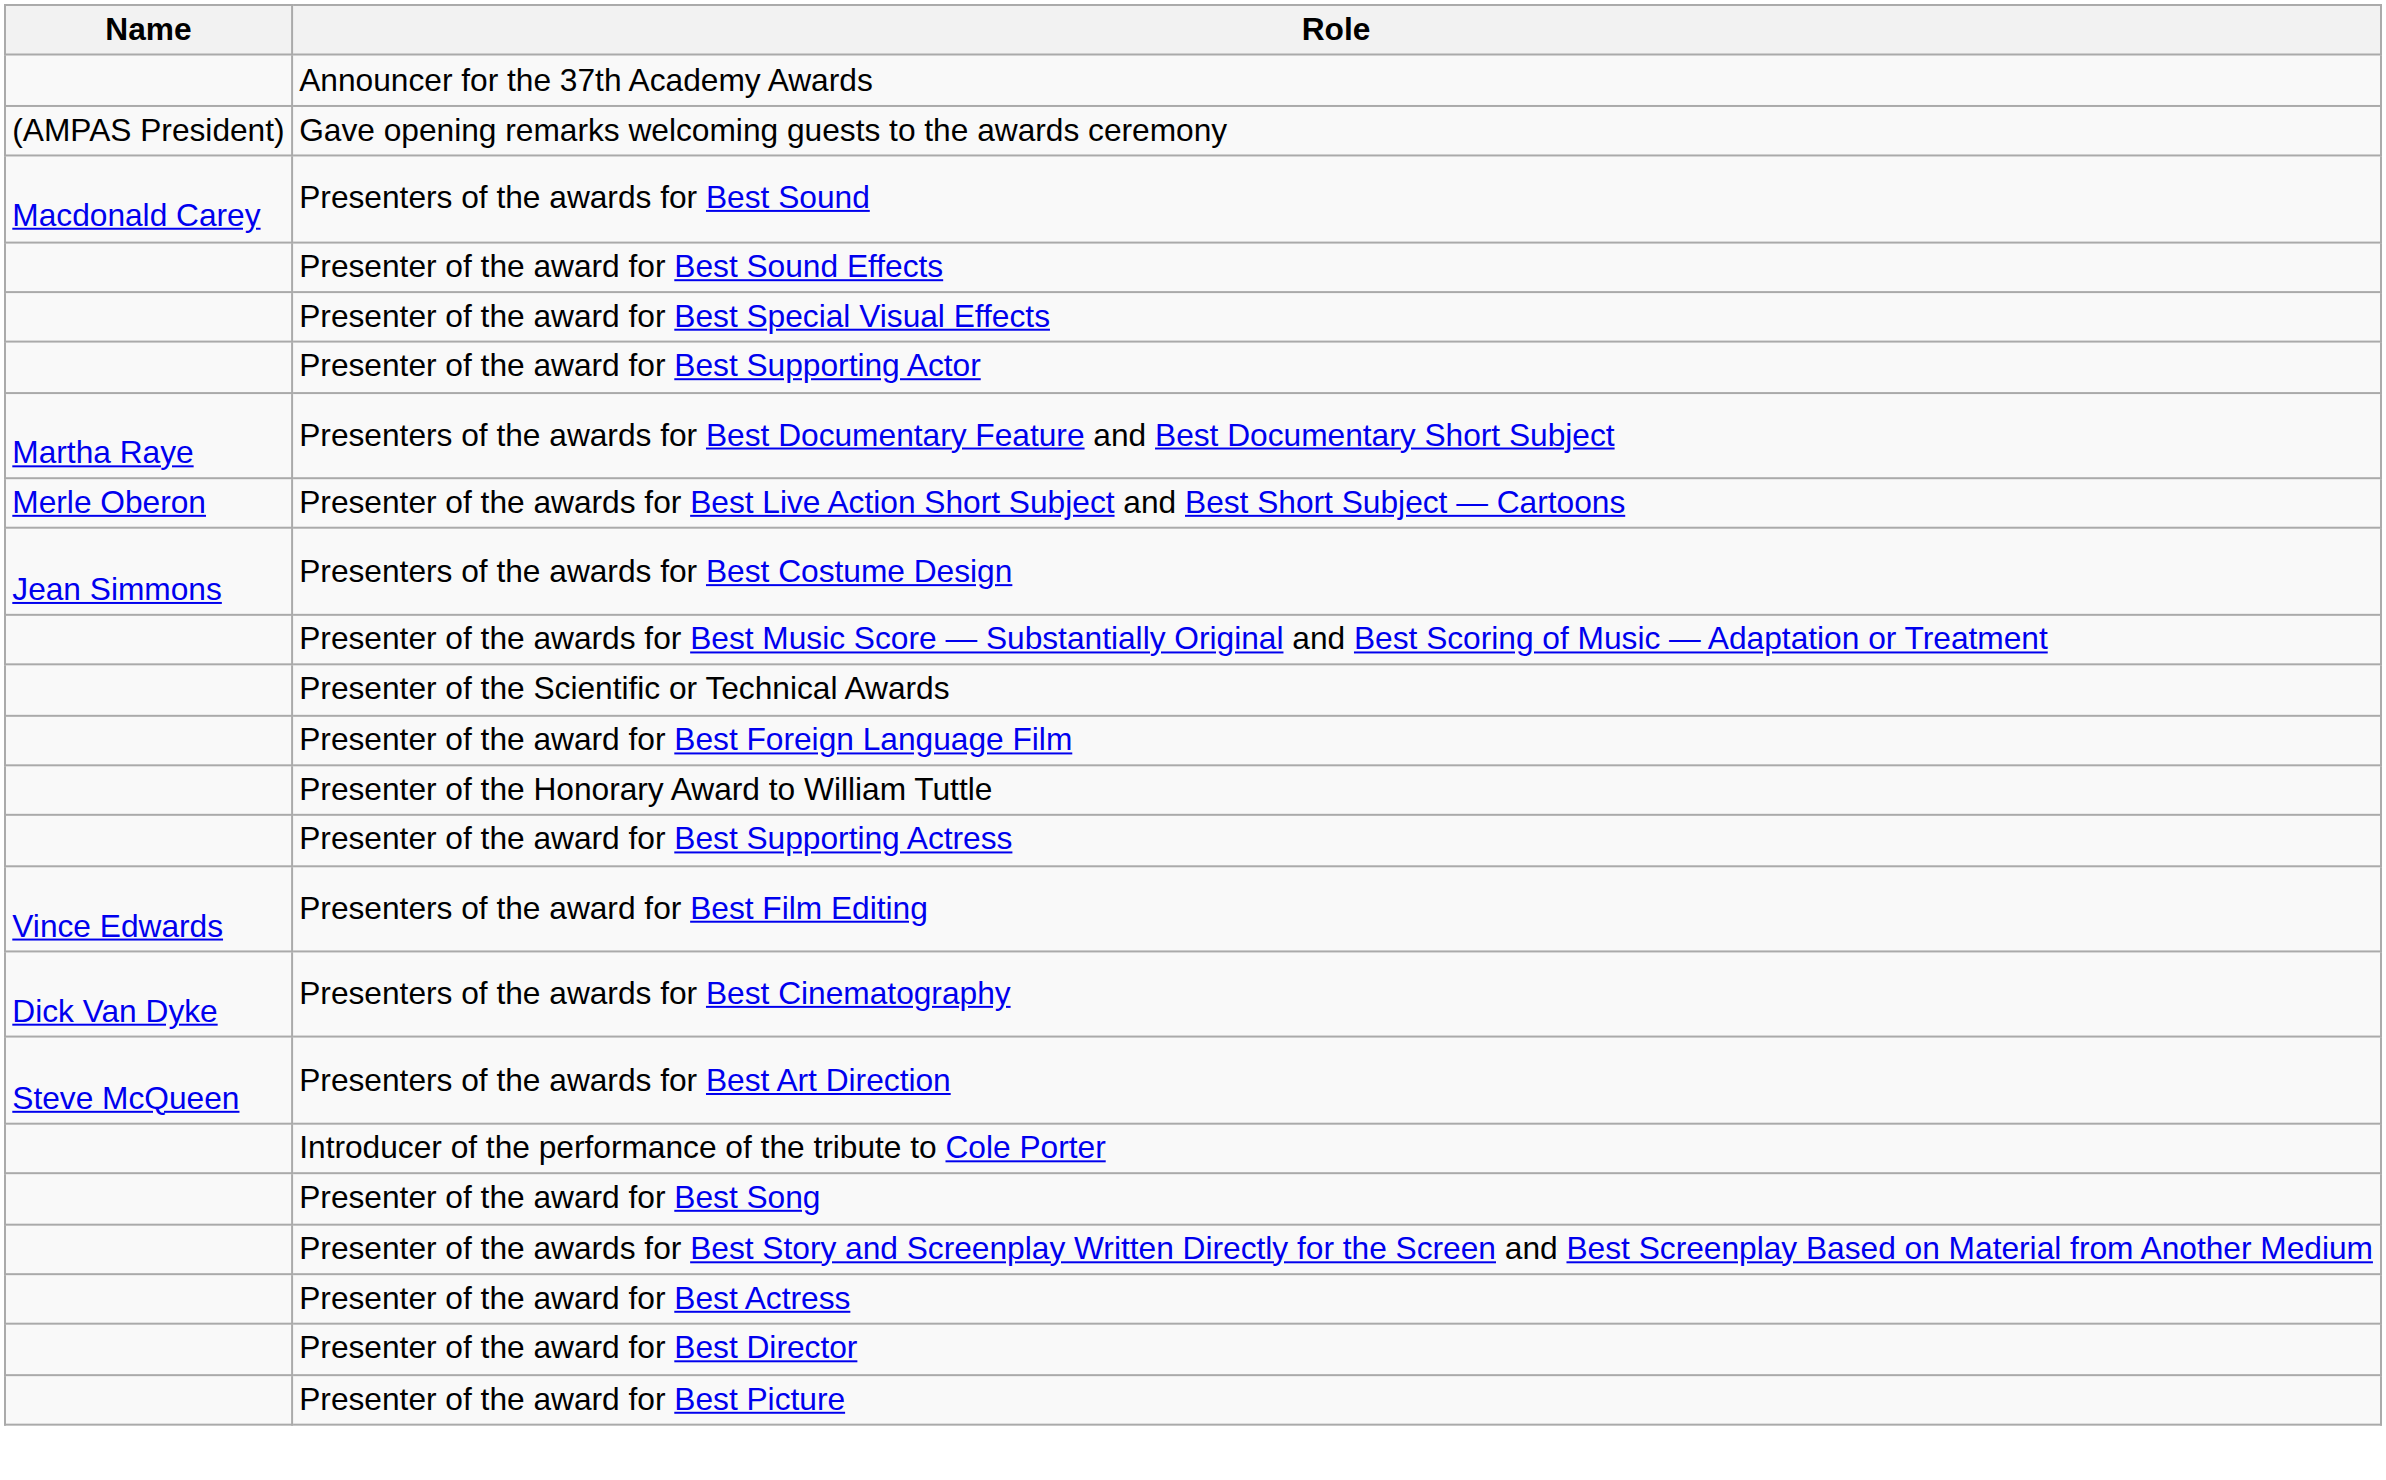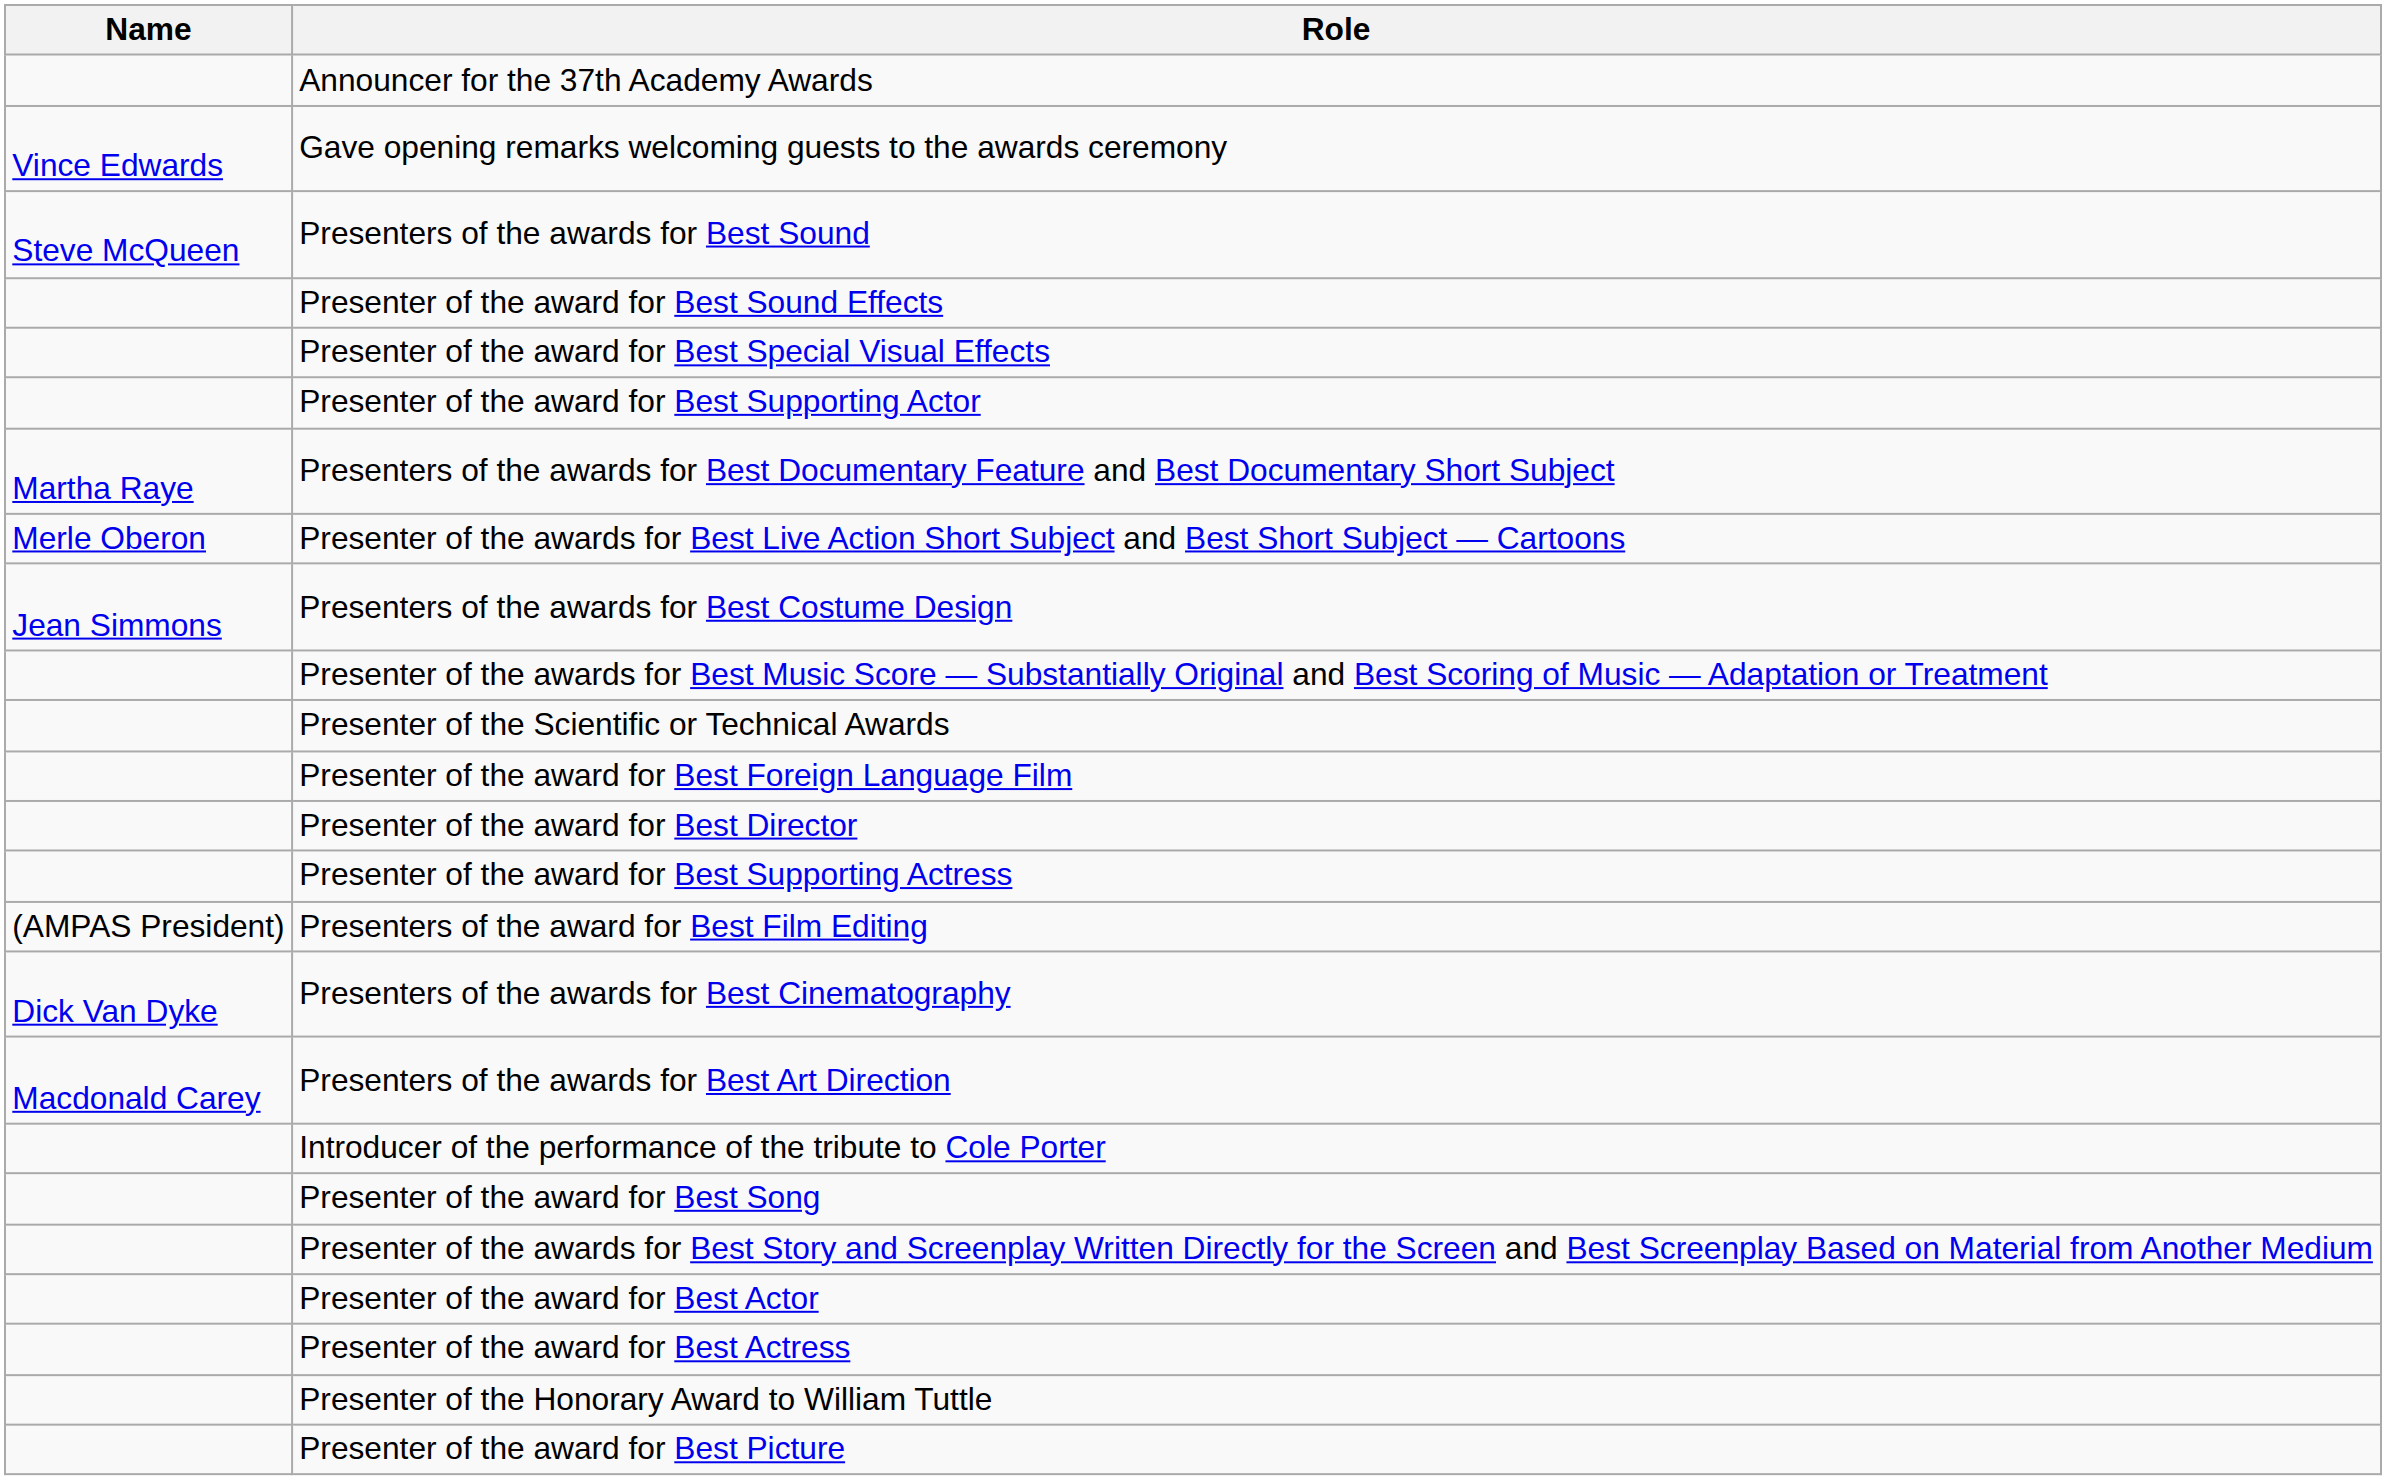(148, 130) (AMPAS President) -> (118, 165) Vince Edwards
(136, 215) Macdonald Carey -> (126, 251) Steve McQueen
rows swapped: (646, 789) <-> (578, 1348)
(118, 925) Vince Edwards -> (148, 925) (AMPAS President)
(126, 1097) Steve McQueen -> (136, 1097) Macdonald Carey
+ row: (559, 1298)
